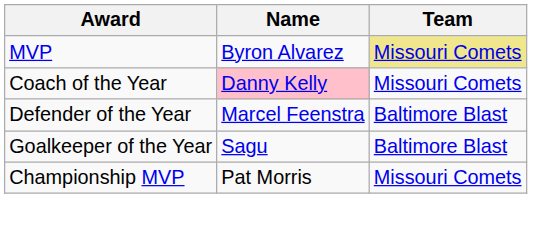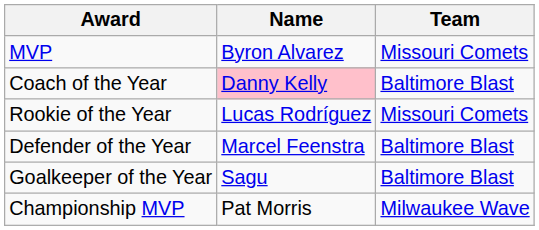(448, 51) khaki background -> (454, 51) no background
(448, 83) Missouri Comets -> (447, 83) Baltimore Blast
+ row: (90, 114)
(448, 177) Missouri Comets -> (455, 209) Milwaukee Wave
